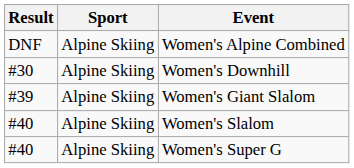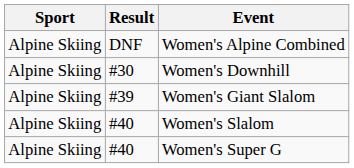columns swapped: (31, 17) <-> (108, 17)
